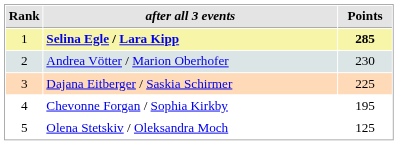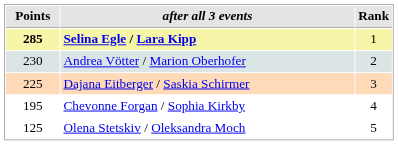columns swapped: (24, 16) <-> (365, 16)
